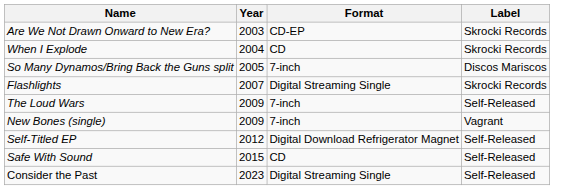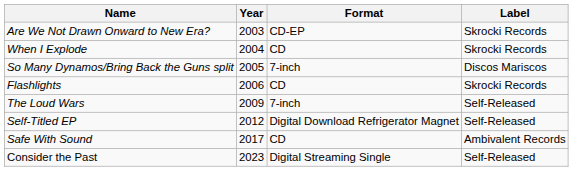(252, 85) 2007 -> (252, 85) 2006
(330, 85) Digital Streaming Single -> (278, 85) CD
- row: (56, 121)
(252, 157) 2015 -> (252, 139) 2017
(500, 157) Self-Released -> (515, 139) Ambivalent Records
